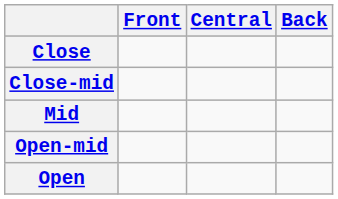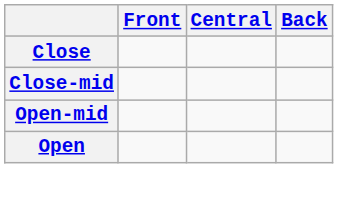- row: (62, 115)
